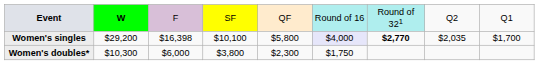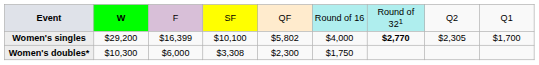(176, 39) $16,398 -> (176, 39) $16,399
(285, 39) $5,800 -> (285, 39) $5,802
(340, 39) lavender background -> (340, 39) no background
(452, 39) $2,035 -> (452, 39) $2,305
(230, 53) $3,800 -> (230, 53) $3,308
